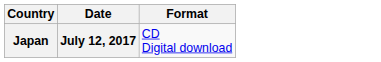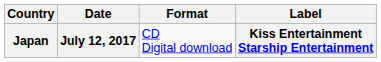+ column: (306, 14)
